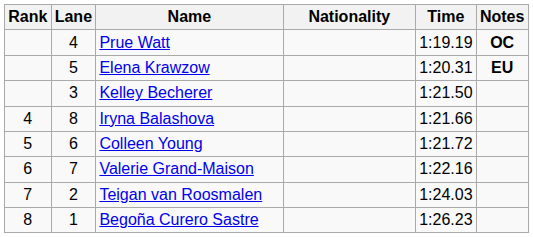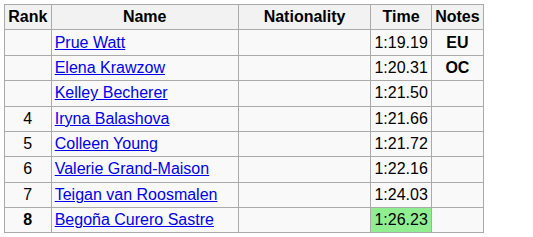- column: (73, 17)
(502, 42) OC -> (457, 42) EU
(502, 67) EU -> (457, 67) OC
(28, 220) normal -> (28, 220) bold
(446, 220) no background -> (401, 220) lightgreen background
